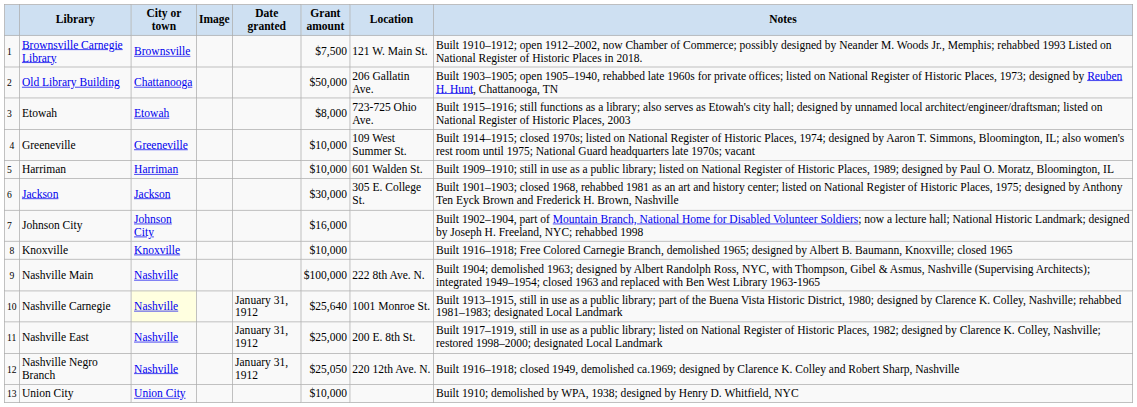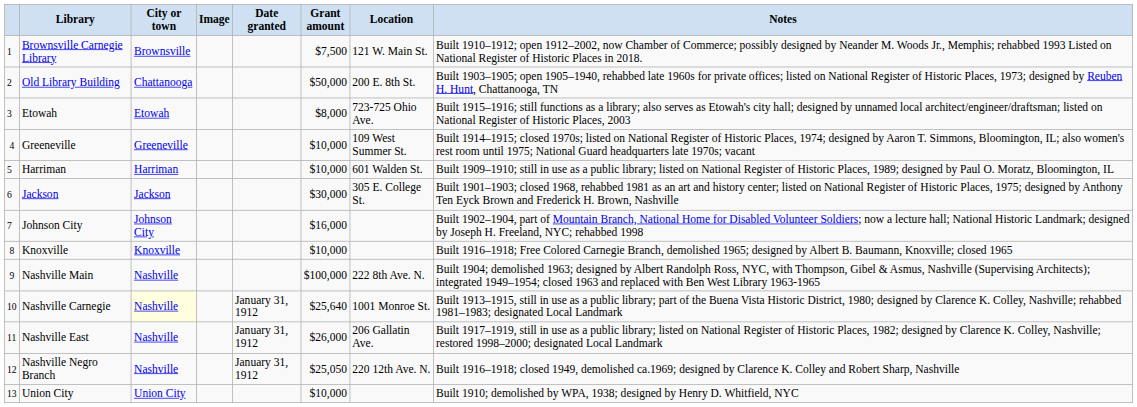(381, 82) 206 Gallatin Ave. -> (384, 82) 200 E. 8th St.
(328, 337) $25,000 -> (328, 337) $26,000
(384, 337) 200 E. 8th St. -> (381, 337) 206 Gallatin Ave.
